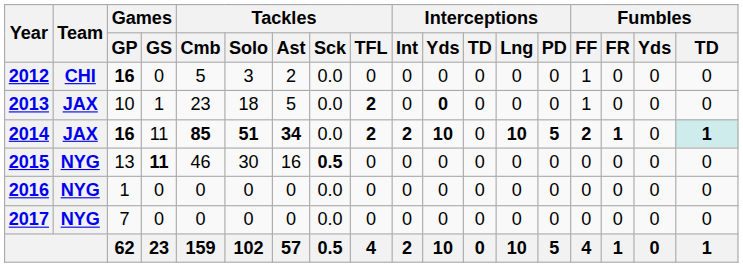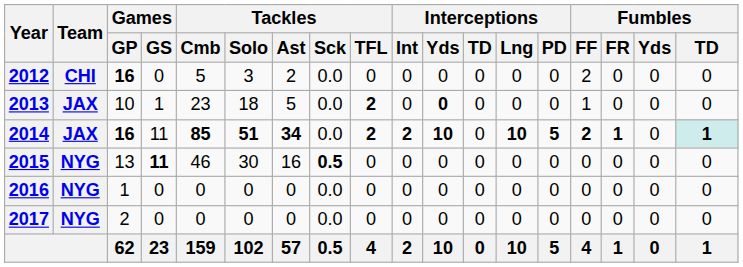(586, 76) 1 -> (586, 76) 2
(125, 219) 7 -> (125, 219) 2
